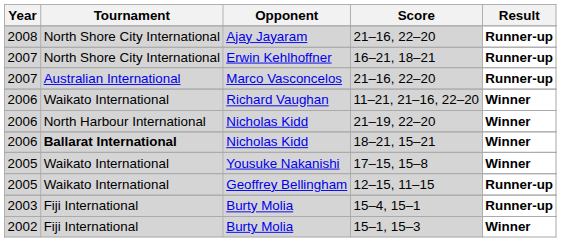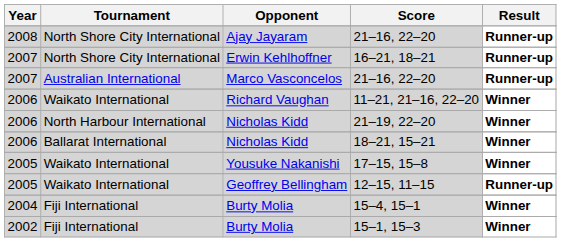(110, 142) bold -> (105, 142) normal
(22, 206) 2003 -> (22, 206) 2004
(519, 206) Runner-up -> (508, 206) Winner
